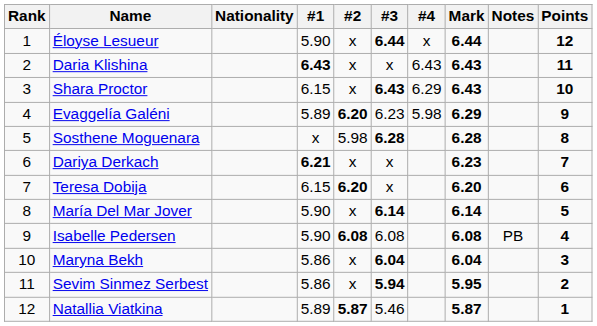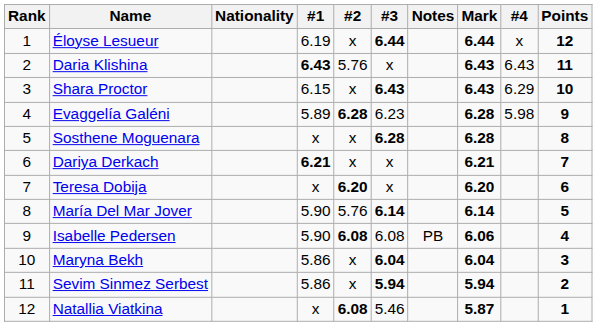columns swapped: (427, 16) <-> (513, 16)
(316, 41) 5.90 -> (316, 41) 6.19
(353, 65) x -> (353, 65) 5.76
(353, 114) 6.20 -> (353, 114) 6.28
(467, 114) 6.29 -> (479, 114) 6.28
(353, 138) 5.98 -> (353, 138) x
(467, 162) 6.23 -> (479, 162) 6.21
(316, 187) 6.15 -> (316, 187) x
(353, 211) x -> (353, 211) 5.76
(467, 235) 6.08 -> (479, 235) 6.06
(467, 284) 5.95 -> (479, 284) 5.94
(316, 308) 5.89 -> (316, 308) x
(353, 308) 5.87 -> (353, 308) 6.08
